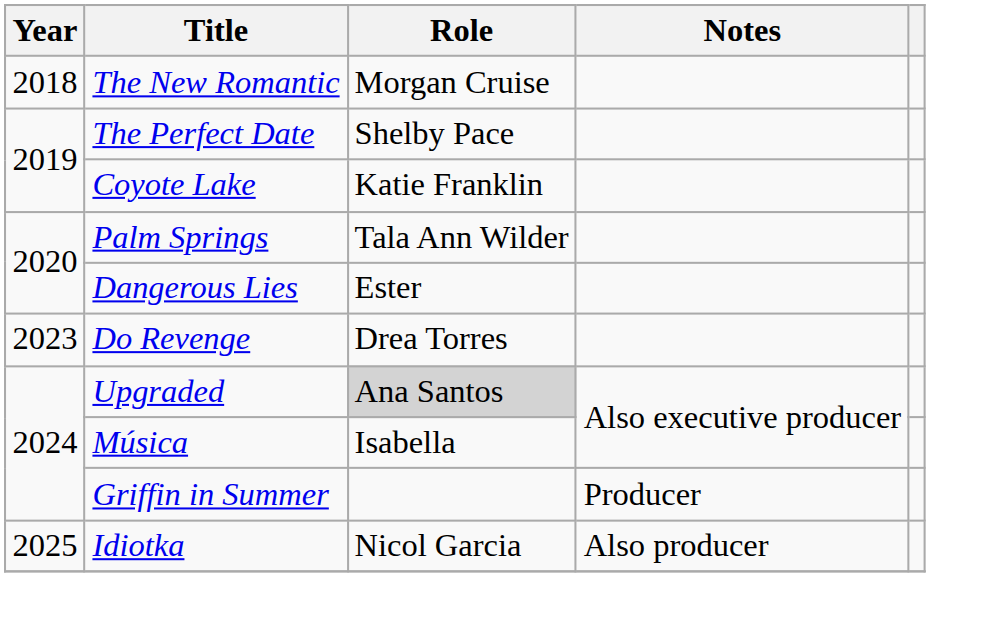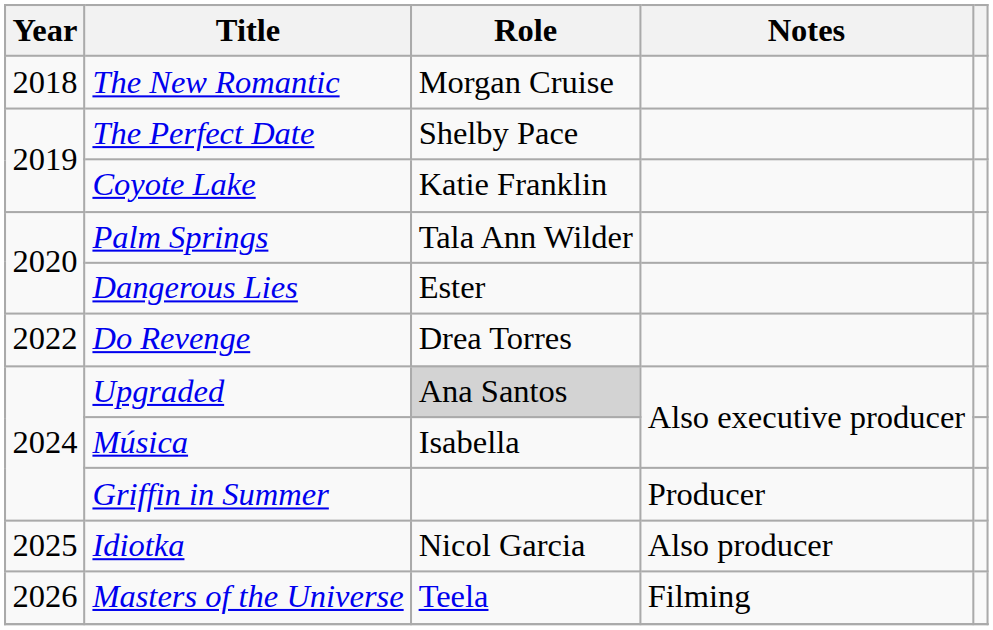(45, 339) 2023 -> (45, 339) 2022
+ row: (248, 596)
